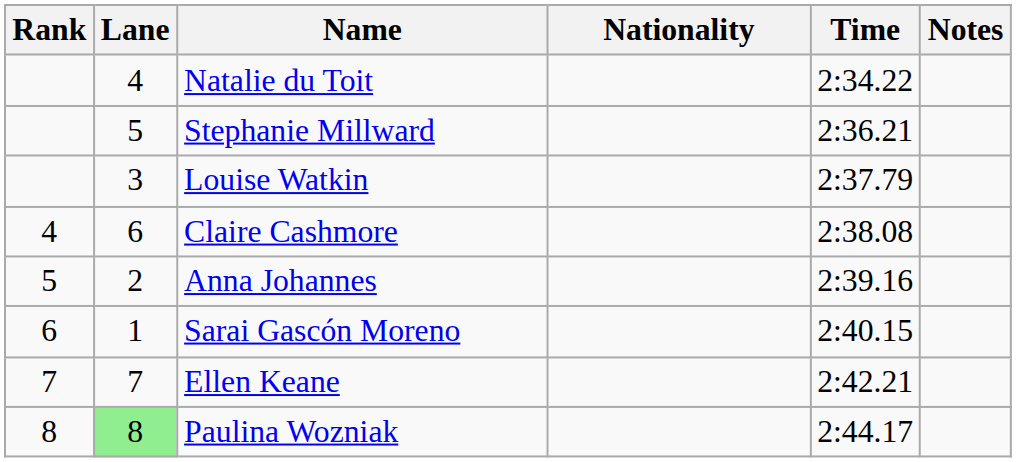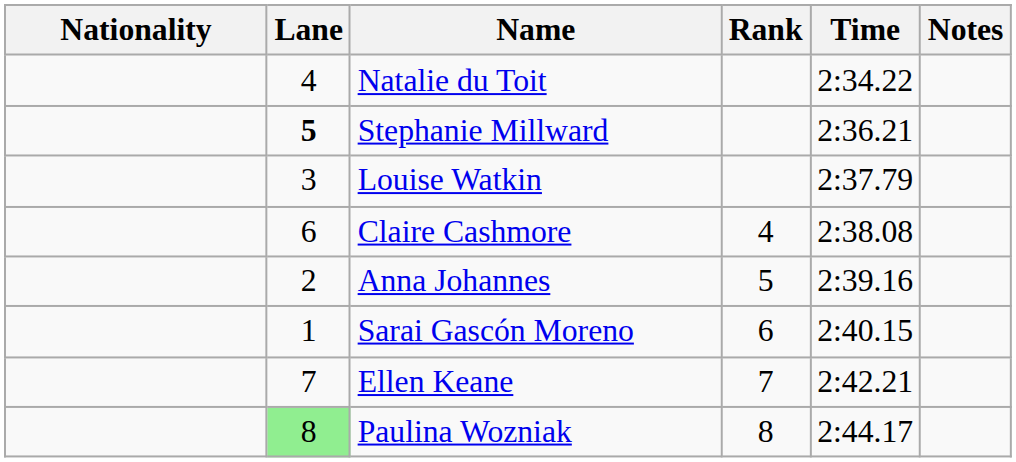columns swapped: (49, 29) <-> (679, 29)
(135, 130) normal -> (309, 130) bold
